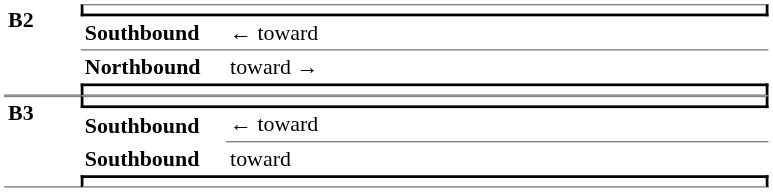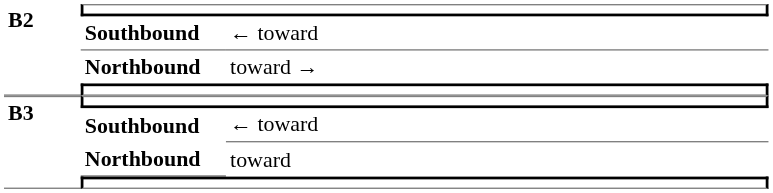(142, 158) Southbound -> (143, 158) Northbound
